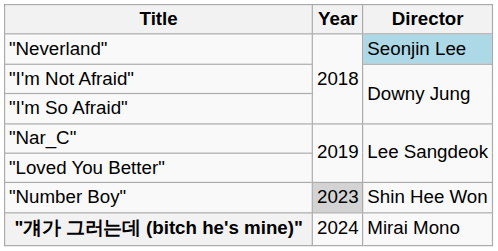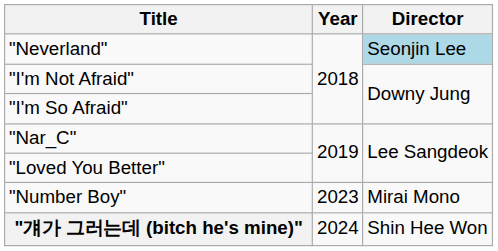(338, 197) lightgrey background -> (338, 197) no background
(428, 197) Shin Hee Won -> (414, 197) Mirai Mono
(414, 228) Mirai Mono -> (428, 228) Shin Hee Won
